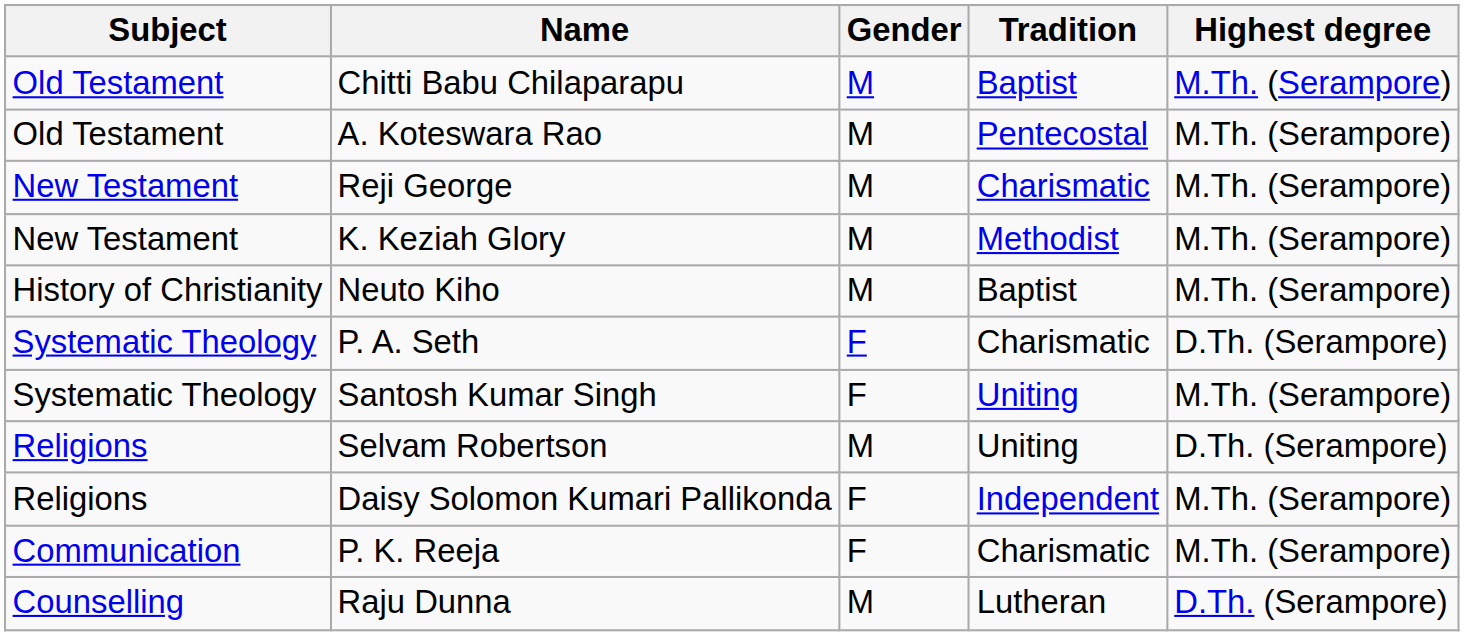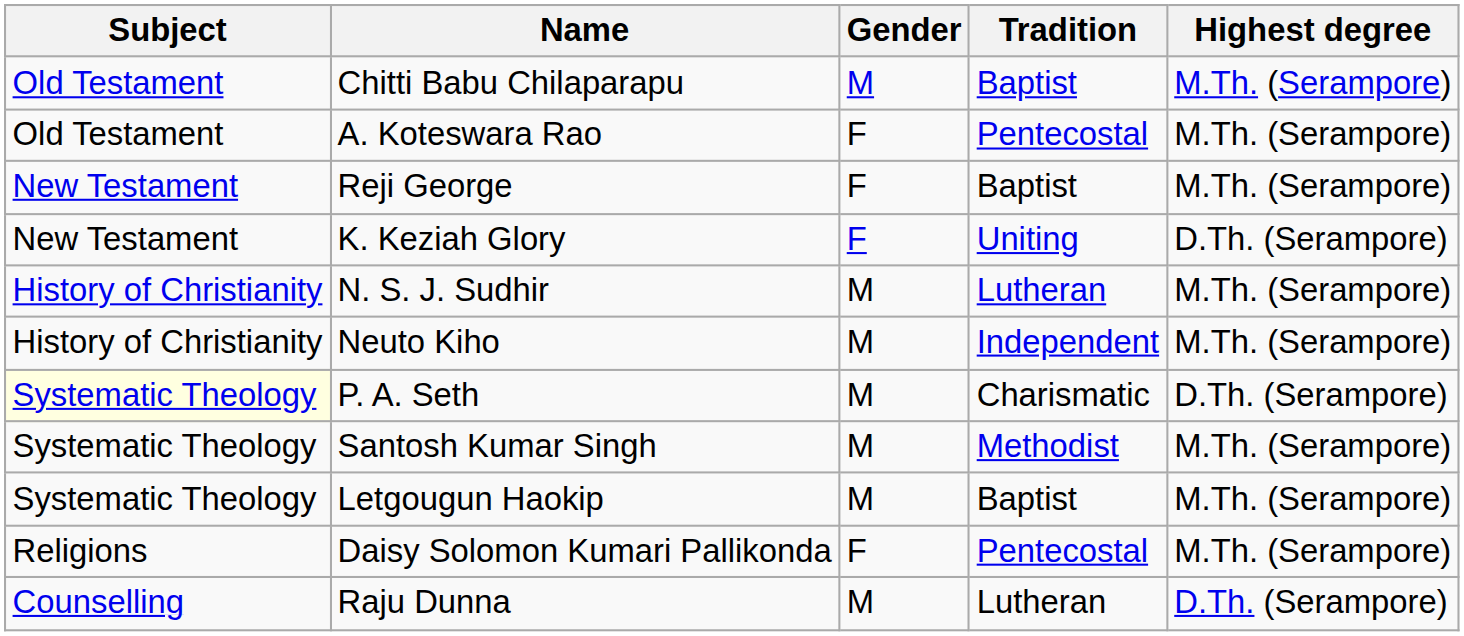(860, 134) M -> (857, 134) F
(860, 186) M -> (857, 186) F
(1063, 186) Charismatic -> (1027, 186) Baptist
(860, 238) M -> (857, 238) F
(1048, 238) Methodist -> (1028, 238) Uniting
(1313, 238) M.Th. (Serampore) -> (1311, 238) D.Th. (Serampore)
+ row: (443, 290)
(1027, 290) Baptist -> (1068, 342) Independent
(165, 342) no background -> (165, 394) lightyellow background
(857, 342) F -> (860, 394) M
(857, 394) F -> (860, 446) M
(1028, 394) Uniting -> (1048, 446) Methodist
+ row: (471, 498)
- row: (472, 446)
(1068, 498) Independent -> (1062, 550) Pentecostal
- row: (418, 550)
